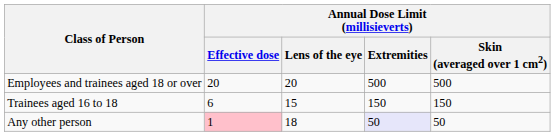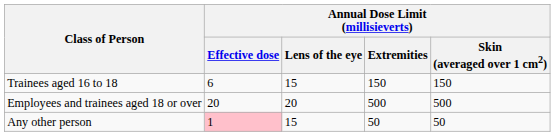rows swapped: (104, 83) <-> (62, 102)
(291, 121) 18 -> (291, 121) 15
(374, 121) lavender background -> (374, 121) no background
